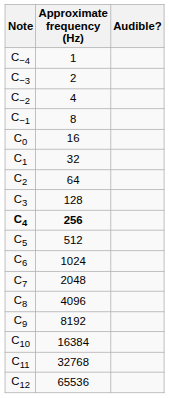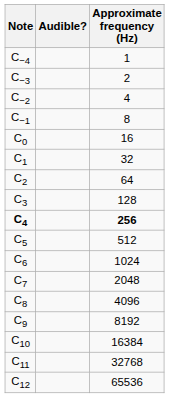columns swapped: (73, 26) <-> (137, 26)
